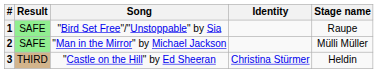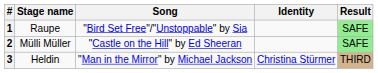columns swapped: (342, 12) <-> (32, 12)
(139, 44) "Man in the Mirror" by Michael Jackson -> (165, 44) "Castle on the Hill" by Ed Sheeran
(139, 60) "Castle on the Hill" by Ed Sheeran -> (165, 60) "Man in the Mirror" by Michael Jackson
